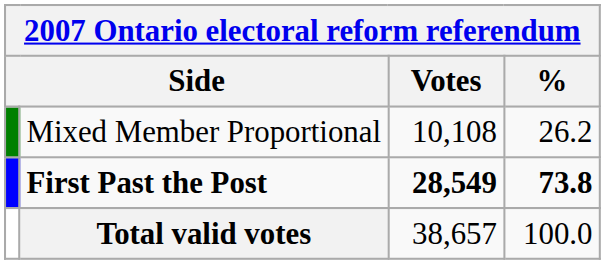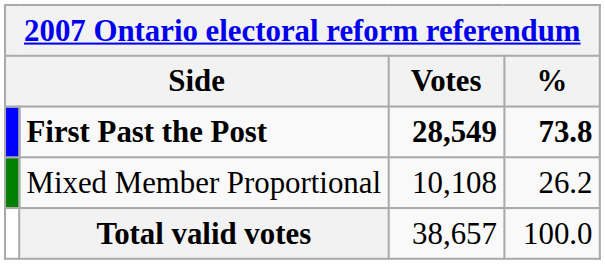rows swapped: (147, 182) <-> (204, 131)
